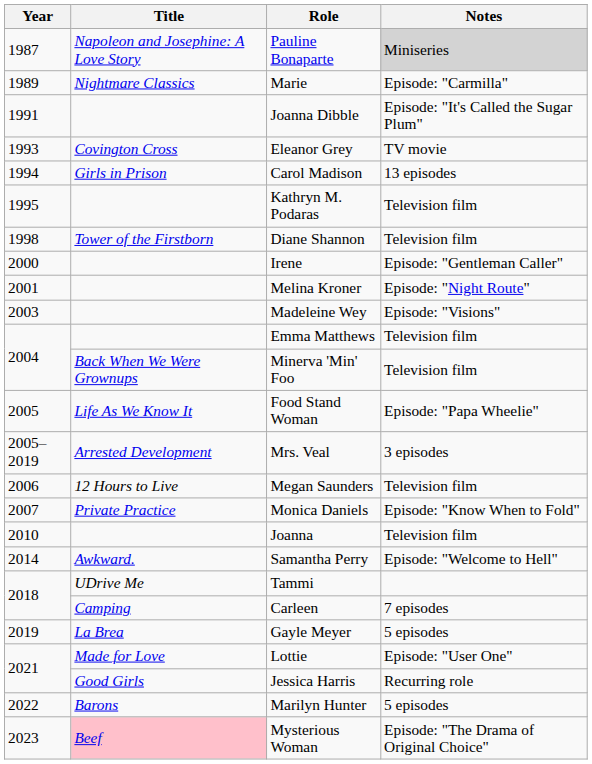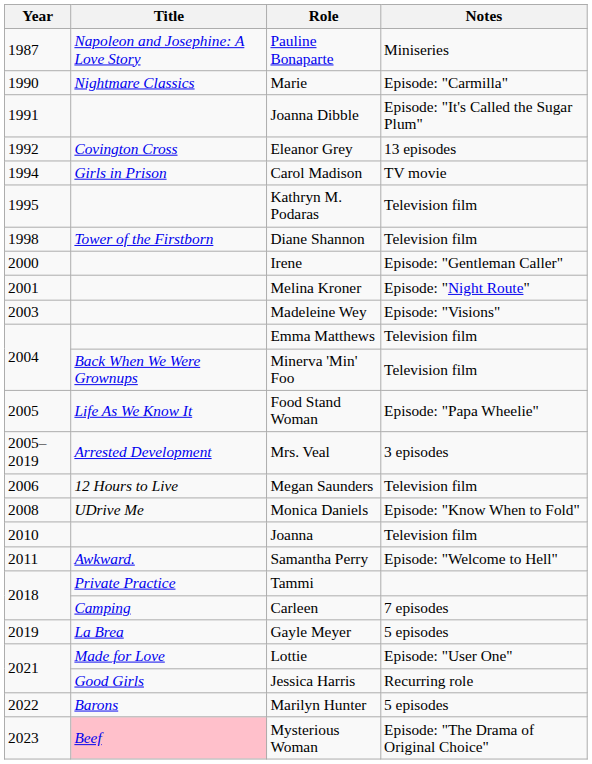(416, 49) lightgrey background -> (416, 49) no background
(23, 82) 1989 -> (23, 82) 1990
(23, 148) 1993 -> (23, 148) 1992
(415, 148) TV movie -> (420, 148) 13 episodes
(420, 173) 13 episodes -> (415, 173) TV movie
(23, 510) 2007 -> (23, 510) 2008
(125, 510) Private Practice -> (109, 510) UDrive Me
(23, 558) 2014 -> (23, 558) 2011
(109, 583) UDrive Me -> (125, 583) Private Practice
